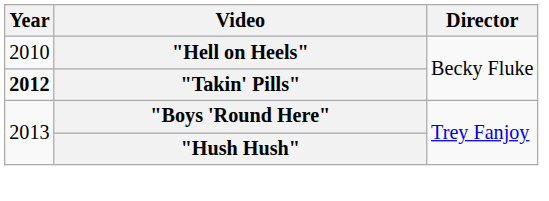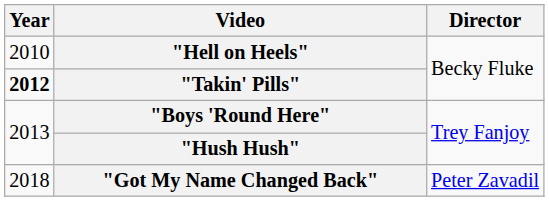+ row: (240, 180)
